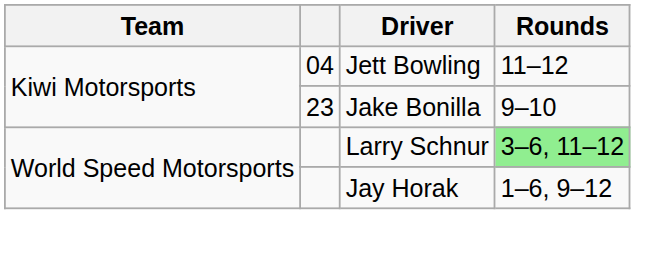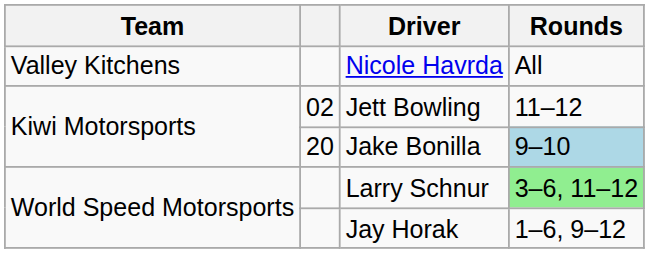+ row: (424, 66)
(320, 66) 04 -> (320, 106) 02
(320, 106) 23 -> (320, 147) 20
(529, 106) no background -> (543, 147) lightblue background
